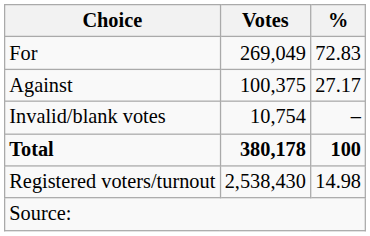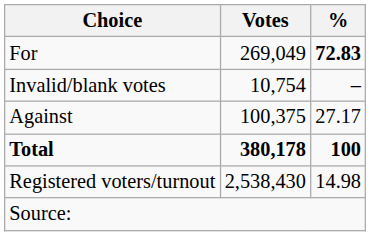(338, 52) normal -> (338, 52) bold
rows swapped: (41, 85) <-> (87, 117)
